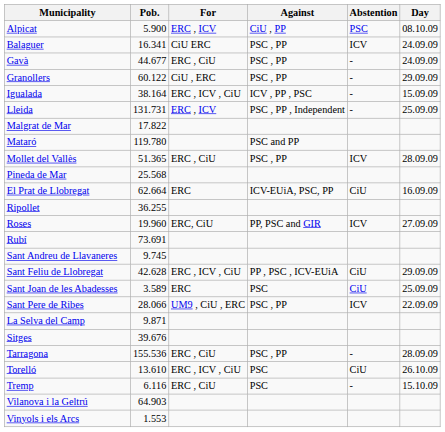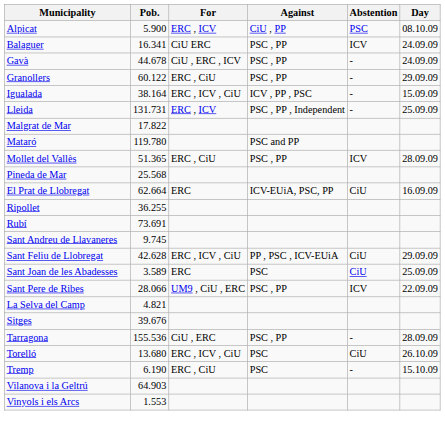(152, 61) 44.677 -> (152, 61) 44.678
(193, 61) ERC , CiU -> (206, 61) CiU , ERC , ICV
(193, 77) CiU , ERC -> (193, 77) ERC , CiU
- row: (19, 223)
(155, 321) 9.871 -> (155, 304) 4.821
(193, 353) ERC , CiU -> (193, 337) CiU , ERC
(152, 369) 13.610 -> (152, 353) 13.680
(155, 386) 6.116 -> (155, 369) 6.190
